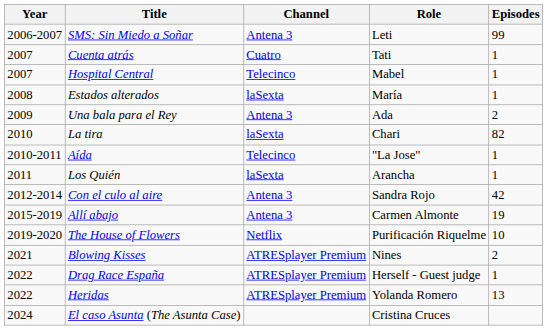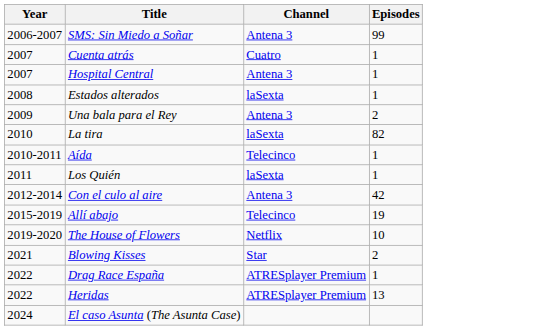- column: (429, 14)
(271, 74) Telecinco -> (269, 74) Antena 3
(269, 214) Antena 3 -> (271, 214) Telecinco
(306, 255) ATRESplayer Premium -> (257, 255) Star
